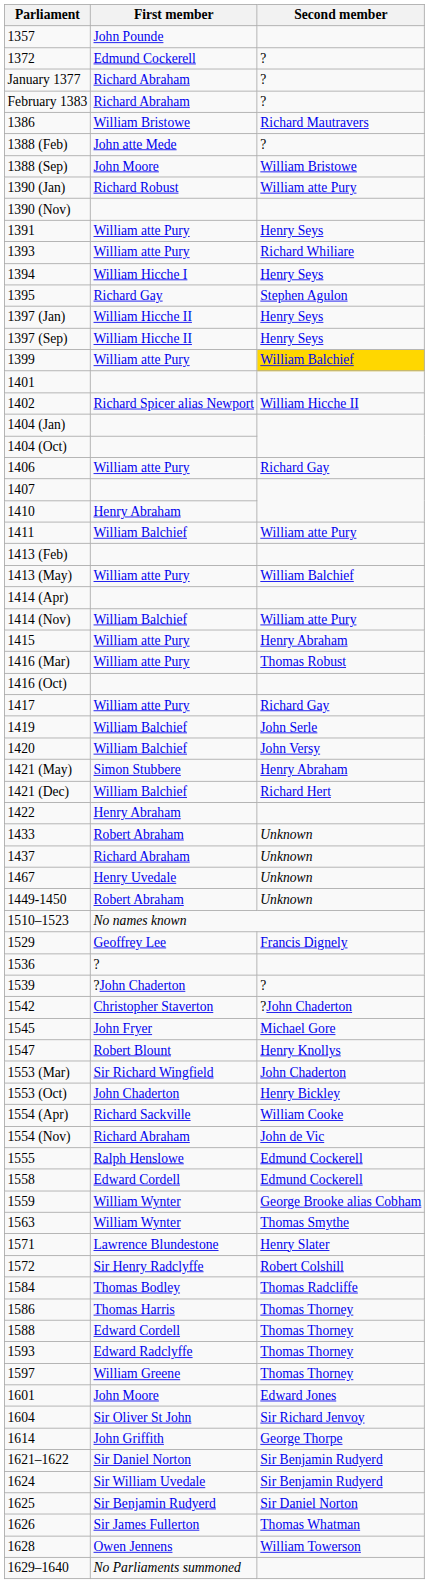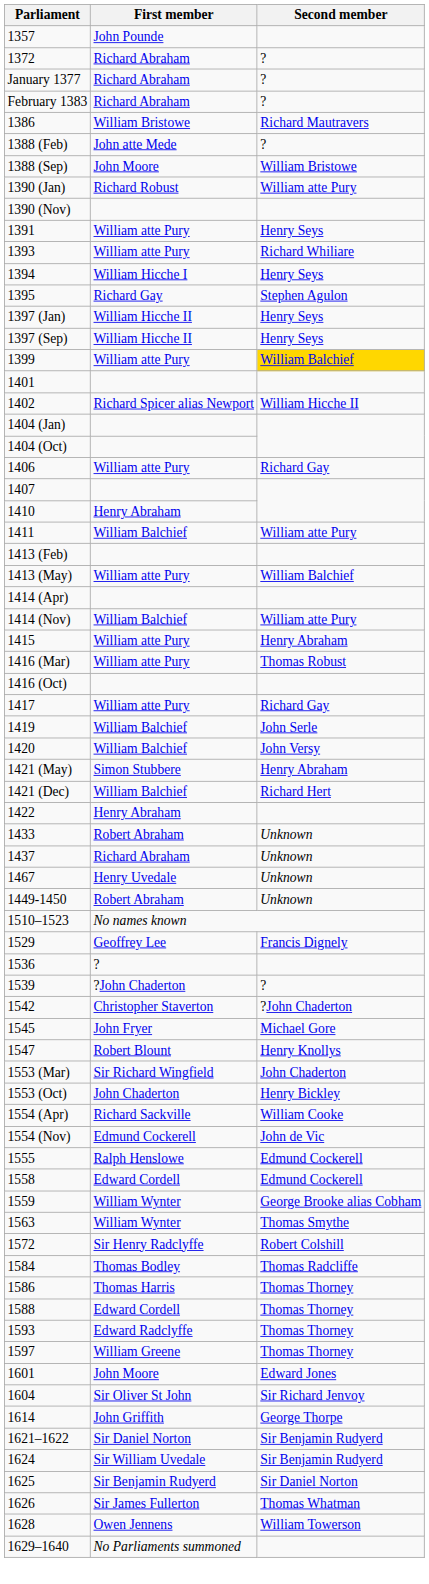(145, 58) Edmund Cockerell -> (142, 58) Richard Abraham
(142, 1136) Richard Abraham -> (145, 1136) Edmund Cockerell
- row: (21, 1244)
